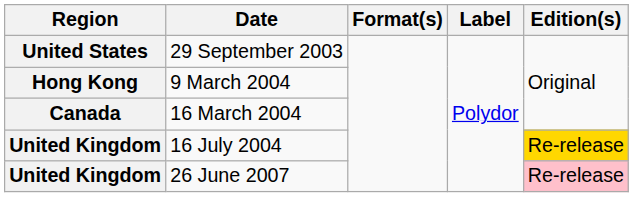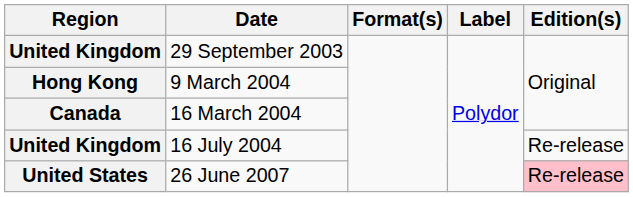(85, 51) United States -> (85, 51) United Kingdom
(576, 144) gold background -> (576, 144) no background
(85, 176) United Kingdom -> (85, 176) United States
